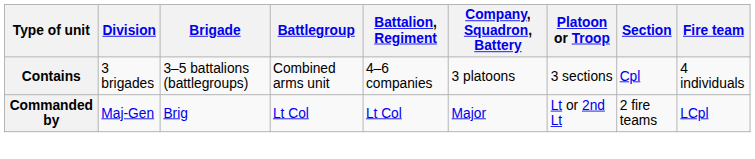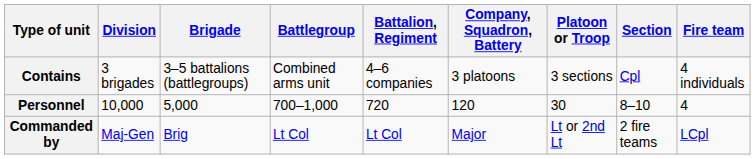+ row: (51, 105)
